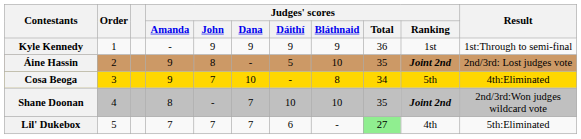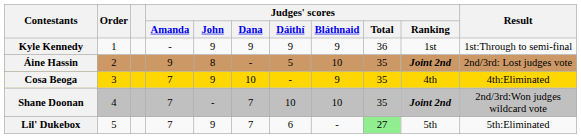(170, 79) 9 -> (170, 79) 7
(213, 79) 7 -> (213, 79) 9
(337, 79) 8 -> (337, 79) 9
(382, 79) 34 -> (382, 79) 35
(430, 79) 5th -> (430, 79) 4th
(170, 102) 8 -> (170, 102) 7
(213, 125) 7 -> (213, 125) 9
(430, 125) 4th -> (430, 125) 5th
